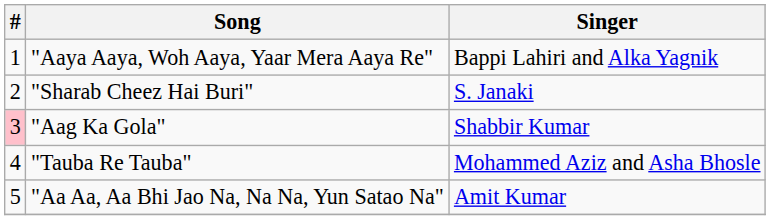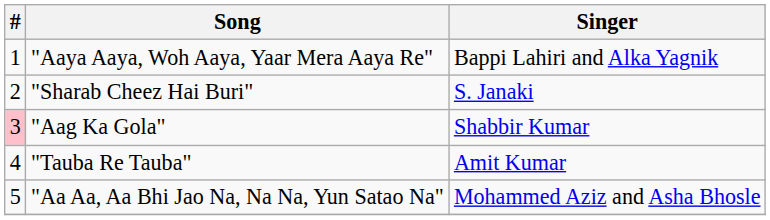(607, 162) Mohammed Aziz and Asha Bhosle -> (510, 162) Amit Kumar
(510, 197) Amit Kumar -> (607, 197) Mohammed Aziz and Asha Bhosle
